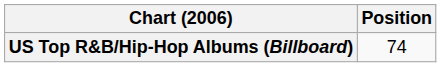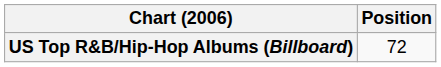(397, 47) 74 -> (397, 47) 72
